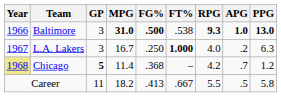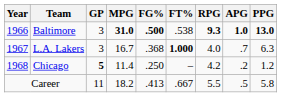(155, 48) .250 -> (155, 48) .368
(244, 48) .2 -> (244, 48) .7
(17, 66) khaki background -> (17, 66) no background
(155, 66) .368 -> (155, 66) .250
(244, 66) .7 -> (244, 66) .2
